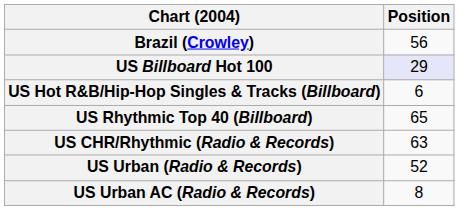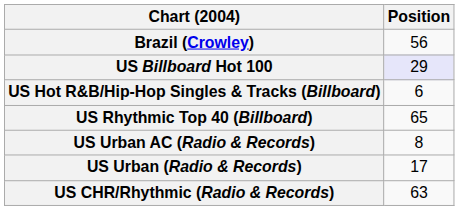rows swapped: (194, 142) <-> (194, 192)
(419, 167) 52 -> (419, 167) 17
